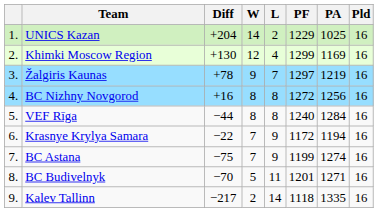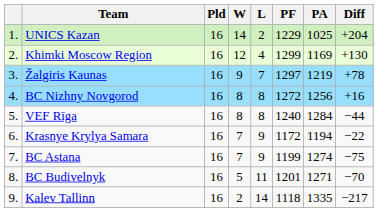columns swapped: (361, 14) <-> (223, 14)
